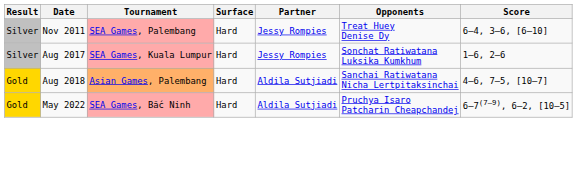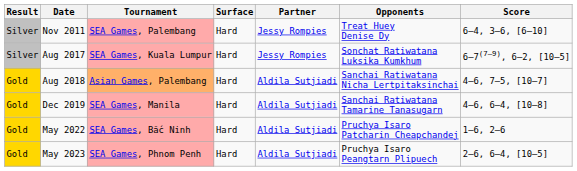(484, 56) 1–6, 2–6 -> (516, 56) 6–7(7–9), 6–2, [10–5]
+ row: (64, 105)
(516, 105) 6–7(7–9), 6–2, [10–5] -> (484, 129) 1–6, 2–6
+ row: (64, 154)
